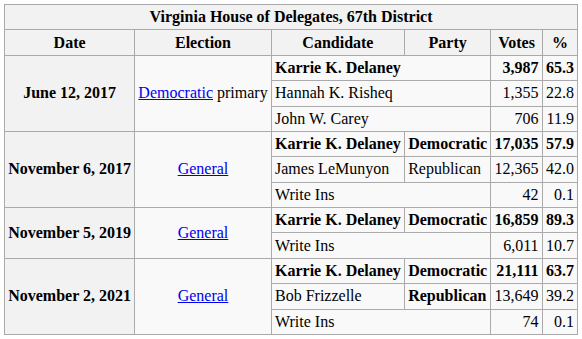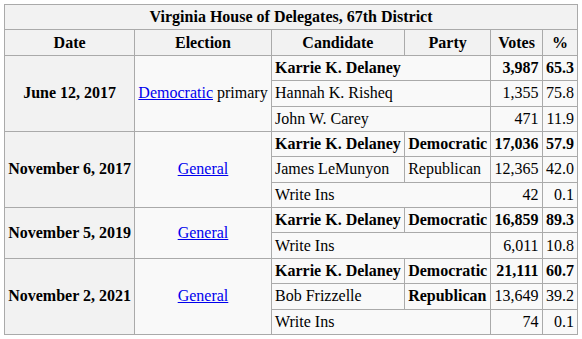(560, 93) 22.8 -> (560, 93) 75.8
(527, 118) 706 -> (527, 118) 471
(517, 144) 17,035 -> (517, 144) 17,036
(560, 245) 10.7 -> (560, 245) 10.8
(560, 270) 63.7 -> (560, 270) 60.7
